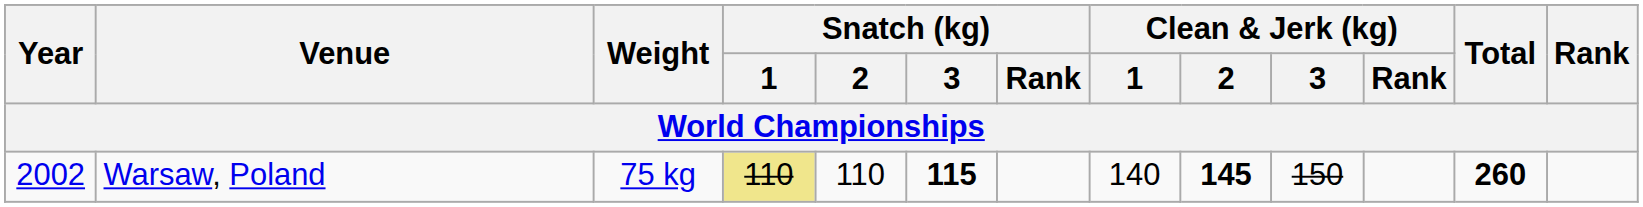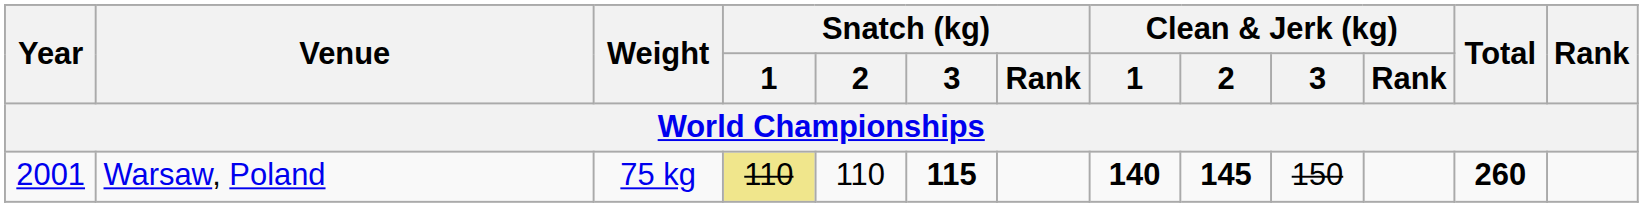(51, 175) 2002 -> (51, 175) 2001
(1135, 175) normal -> (1135, 175) bold
